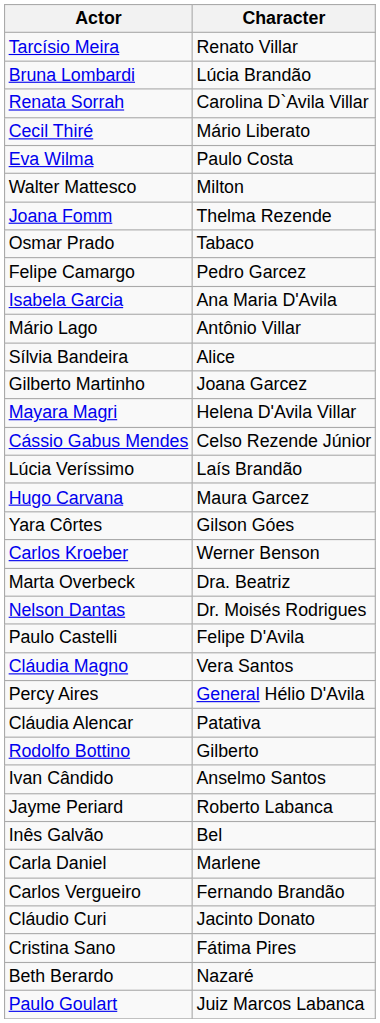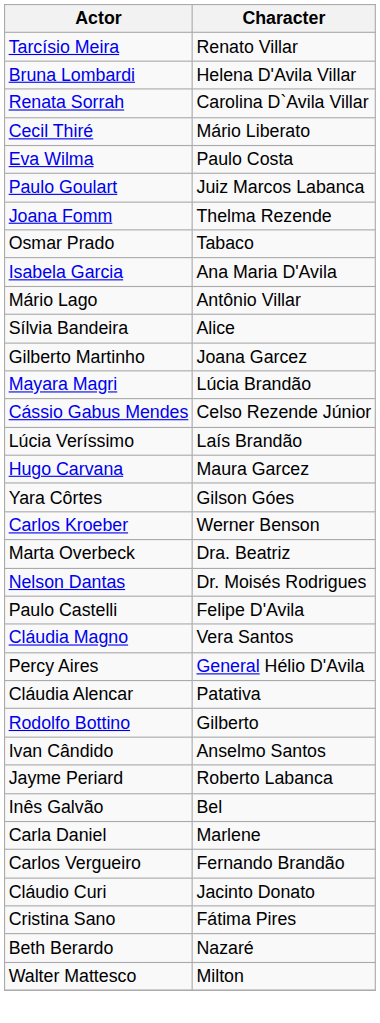(254, 74) Lúcia Brandão -> (276, 74) Helena D'Avila Villar
rows swapped: (63, 1004) <-> (72, 187)
- row: (72, 272)
(276, 412) Helena D'Avila Villar -> (254, 384) Lúcia Brandão
